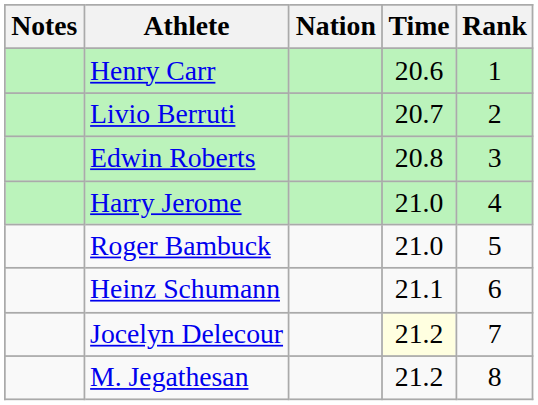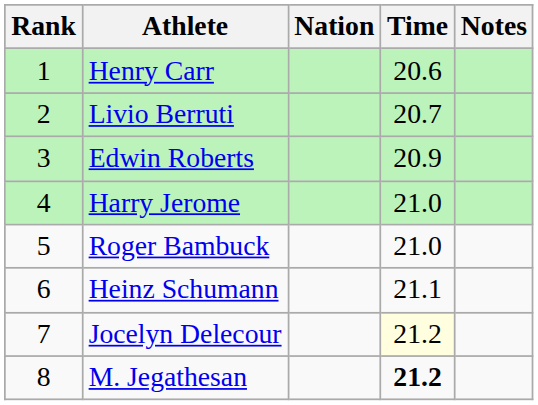columns swapped: (495, 26) <-> (44, 26)
(419, 158) 20.8 -> (418, 158) 20.9
(419, 377) normal -> (418, 377) bold
